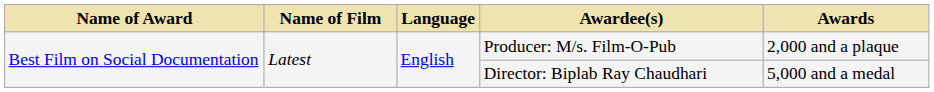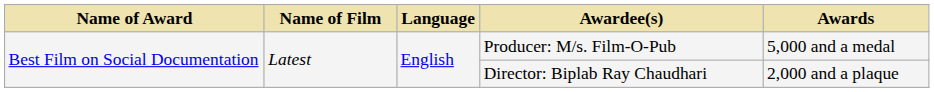(833, 45) 2,000 and a plaque -> (831, 45) 5,000 and a medal
(831, 73) 5,000 and a medal -> (833, 73) 2,000 and a plaque
